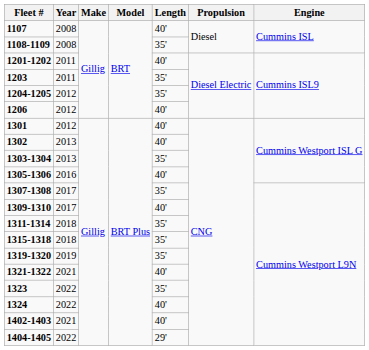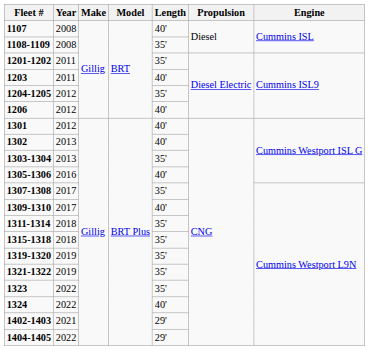(161, 61) 40' -> (161, 61) 35'
(161, 77) 35' -> (161, 77) 40'
(66, 272) 2021 -> (66, 272) 2019
(161, 272) 40' -> (161, 272) 35'
(161, 321) 40' -> (161, 321) 29'
